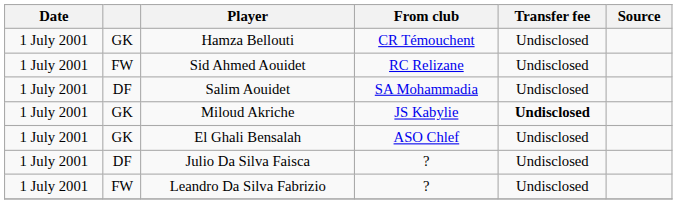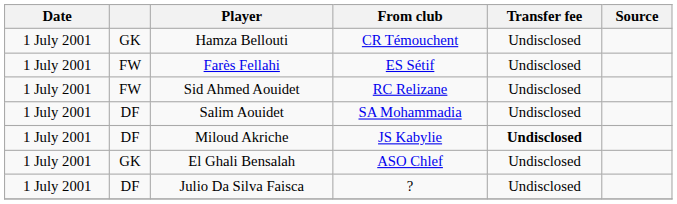+ row: (242, 64)
(122, 113) GK -> (130, 137) DF
- row: (248, 185)
